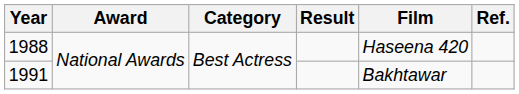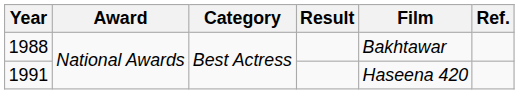(415, 46) Haseena 420 -> (405, 46) Bakhtawar
(405, 74) Bakhtawar -> (415, 74) Haseena 420
